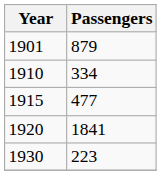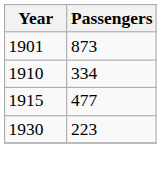(84, 45) 879 -> (84, 45) 873
- row: (26, 128)
